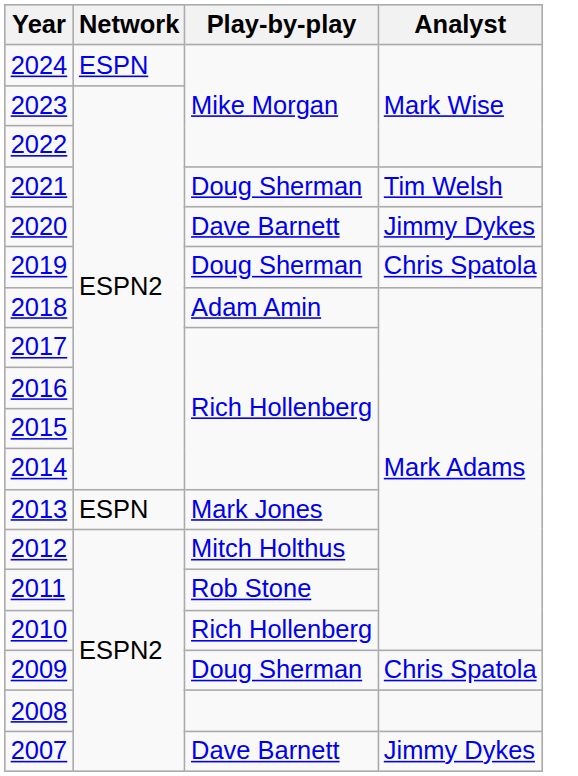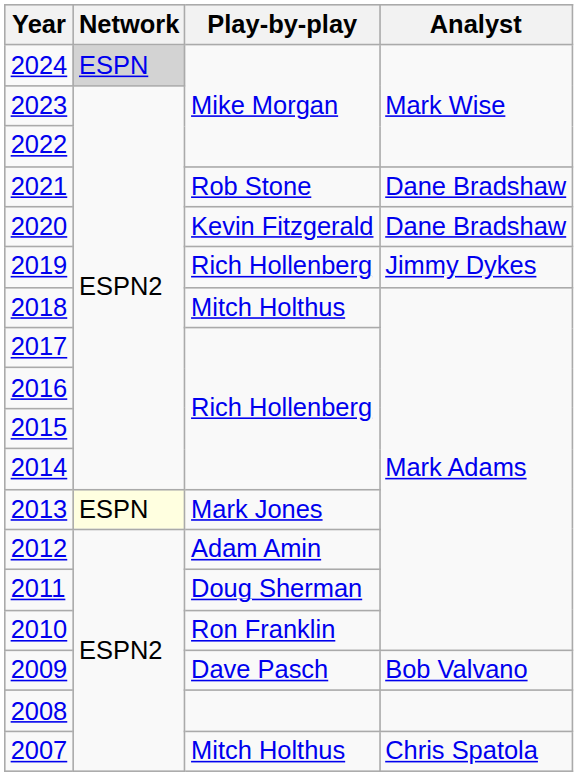(114, 65) no background -> (114, 65) lightgrey background
(277, 186) Doug Sherman -> (251, 186) Rob Stone
(443, 186) Tim Welsh -> (476, 186) Dane Bradshaw
(265, 226) Dave Barnett -> (282, 226) Kevin Fitzgerald
(459, 226) Jimmy Dykes -> (476, 226) Dane Bradshaw
(277, 266) Doug Sherman -> (282, 266) Rich Hollenberg
(460, 266) Chris Spatola -> (461, 266) Jimmy Dykes
(256, 307) Adam Amin -> (268, 307) Mitch Holthus
(114, 508) no background -> (114, 508) lightyellow background
(268, 549) Mitch Holthus -> (256, 549) Adam Amin
(251, 589) Rob Stone -> (277, 589) Doug Sherman
(282, 629) Rich Hollenberg -> (263, 629) Ron Franklin
(277, 670) Doug Sherman -> (260, 670) Dave Pasch
(460, 670) Chris Spatola -> (456, 670) Bob Valvano
(265, 750) Dave Barnett -> (268, 750) Mitch Holthus
(459, 750) Jimmy Dykes -> (462, 750) Chris Spatola
